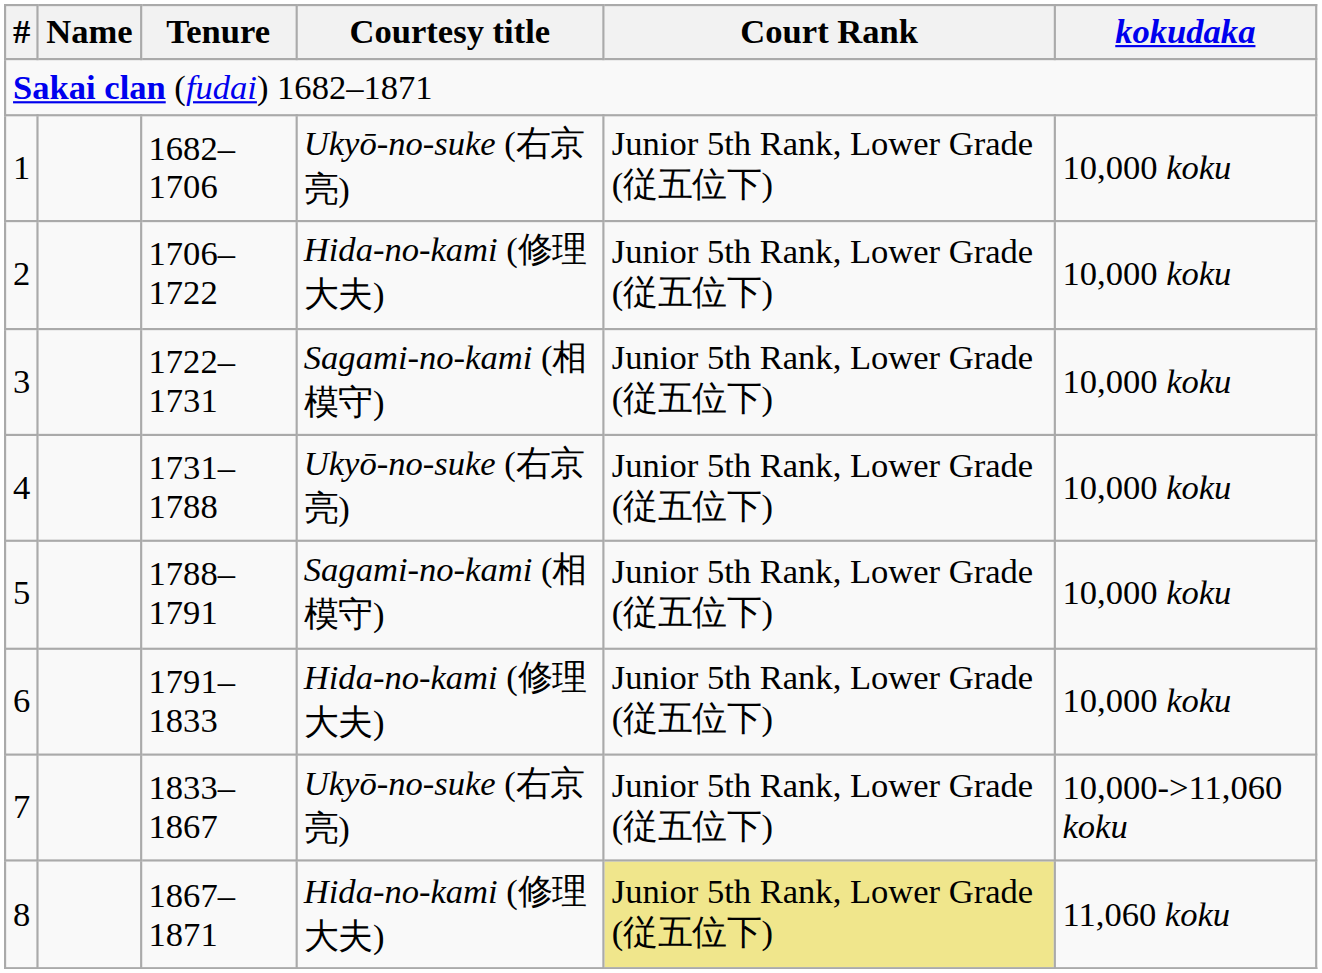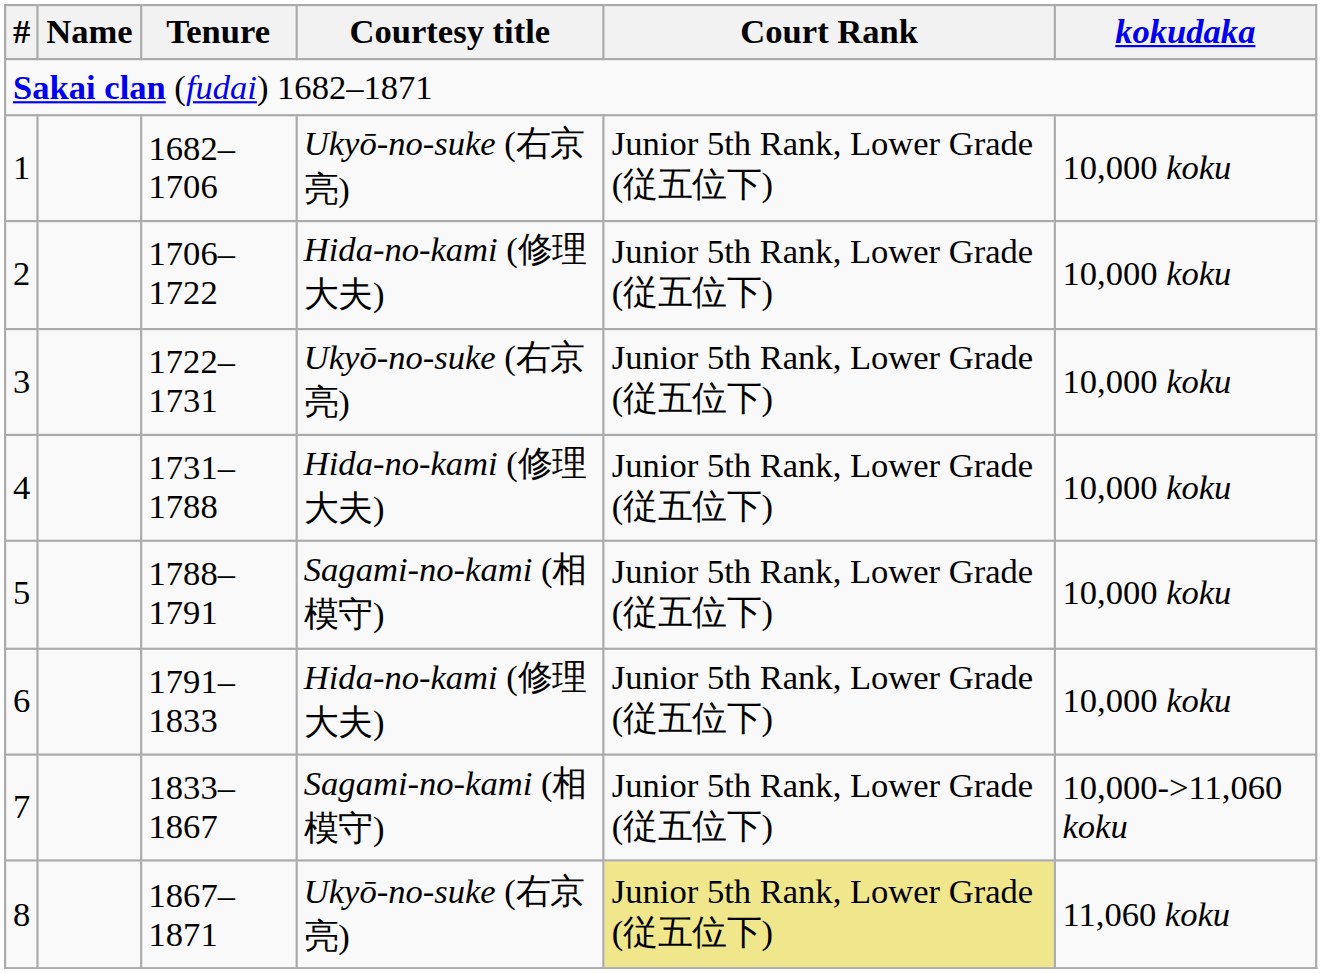(445, 379) Sagami-no-kami (相模守) -> (444, 379) Ukyō-no-suke (右京亮)
(444, 486) Ukyō-no-suke (右京亮) -> (445, 486) Hida-no-kami (修理大夫)
(444, 806) Ukyō-no-suke (右京亮) -> (445, 806) Sagami-no-kami (相模守)
(445, 912) Hida-no-kami (修理大夫) -> (444, 912) Ukyō-no-suke (右京亮)
